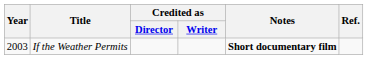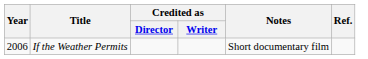(17, 46) 2003 -> (17, 46) 2006
(282, 46) bold -> (279, 46) normal
